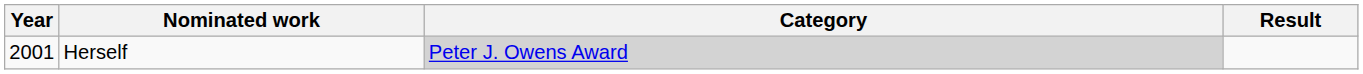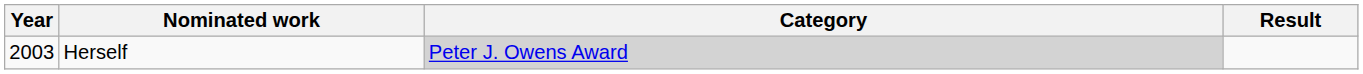(32, 52) 2001 -> (32, 52) 2003
